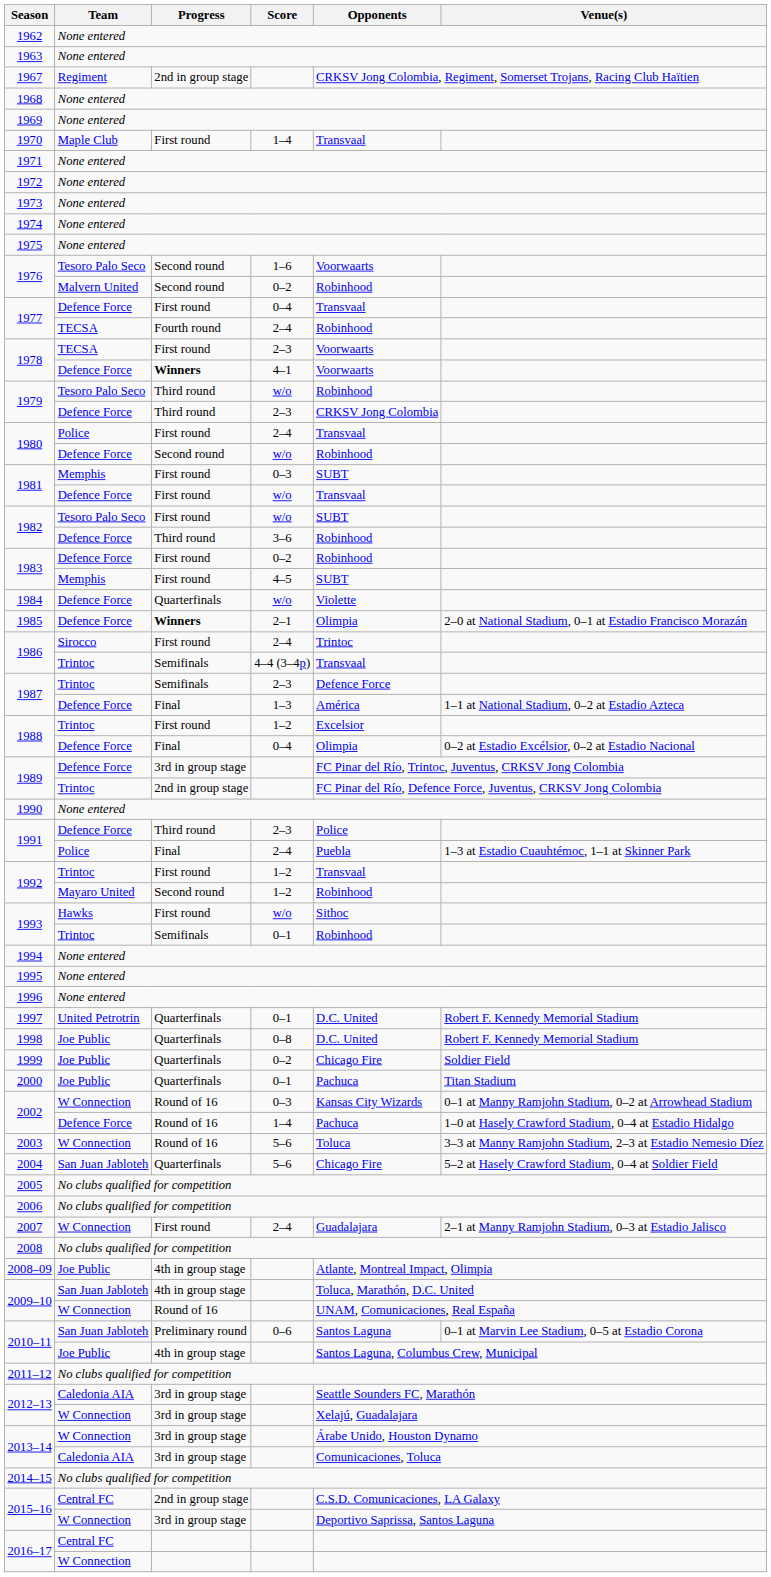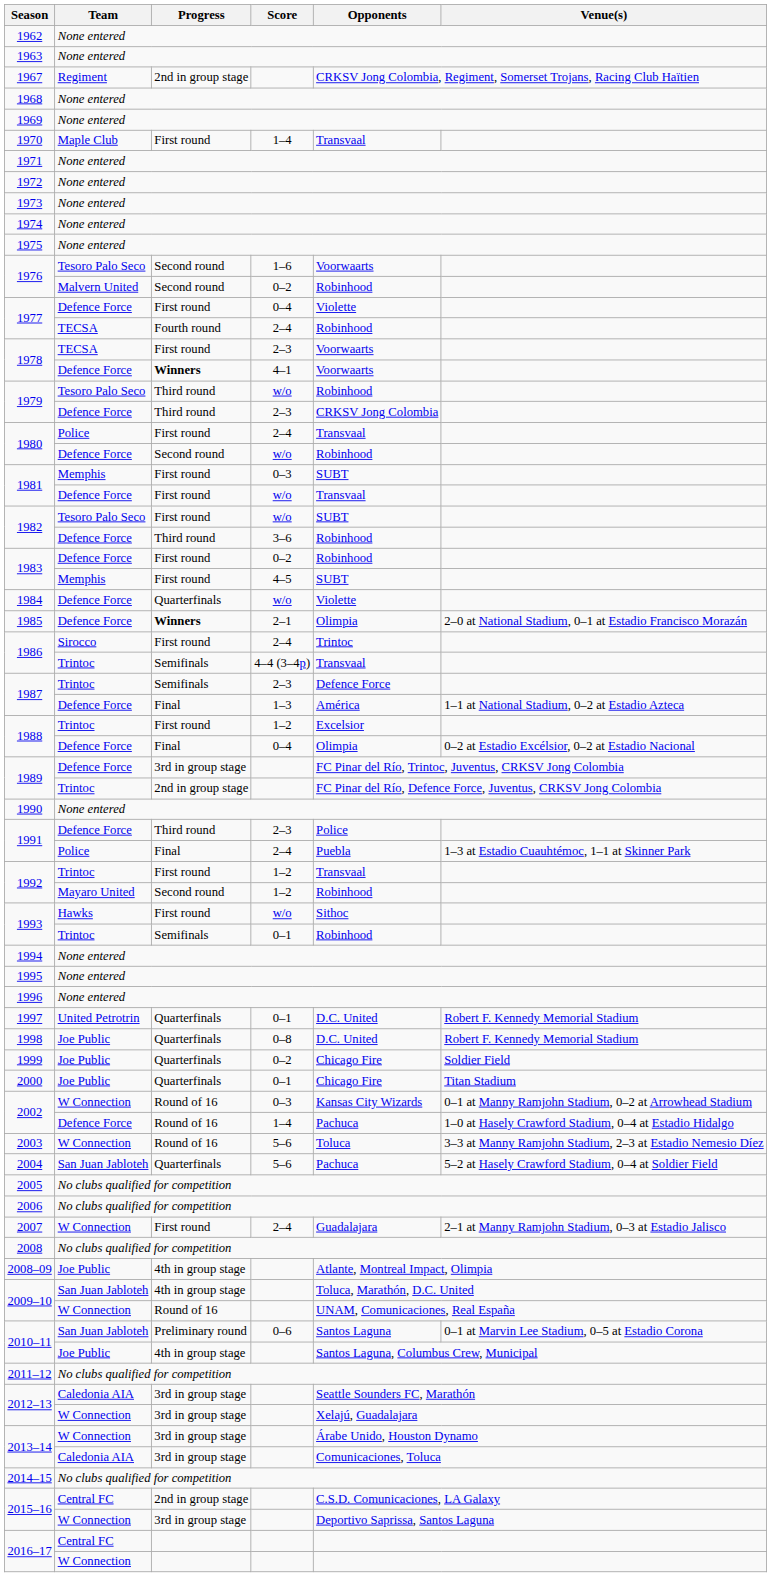(341, 307) Transvaal -> (336, 307) Violette
(337, 1081) Pachuca -> (349, 1081) Chicago Fire
(349, 1164) Chicago Fire -> (337, 1164) Pachuca
